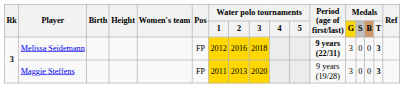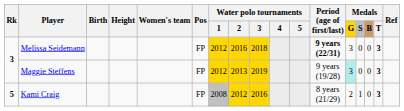(219, 71) 2011 -> (219, 71) 2012
(259, 71) 2020 -> (259, 71) 2019
(351, 71) no background -> (351, 71) paleturquoise background
+ row: (40, 94)
